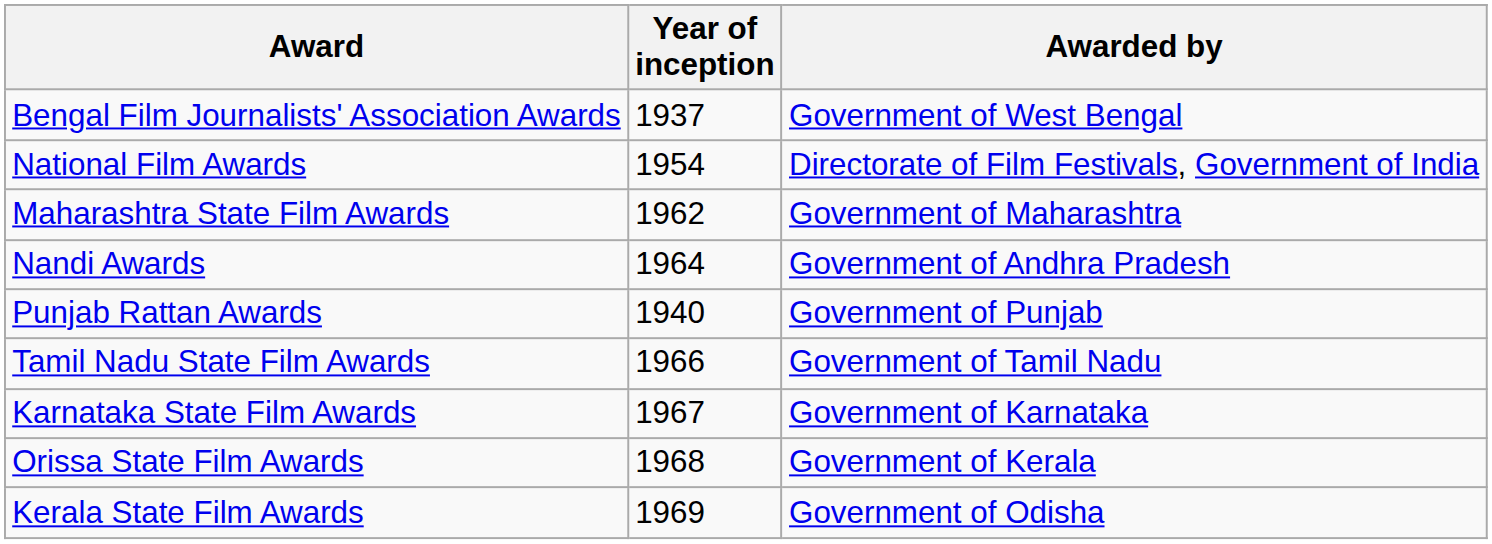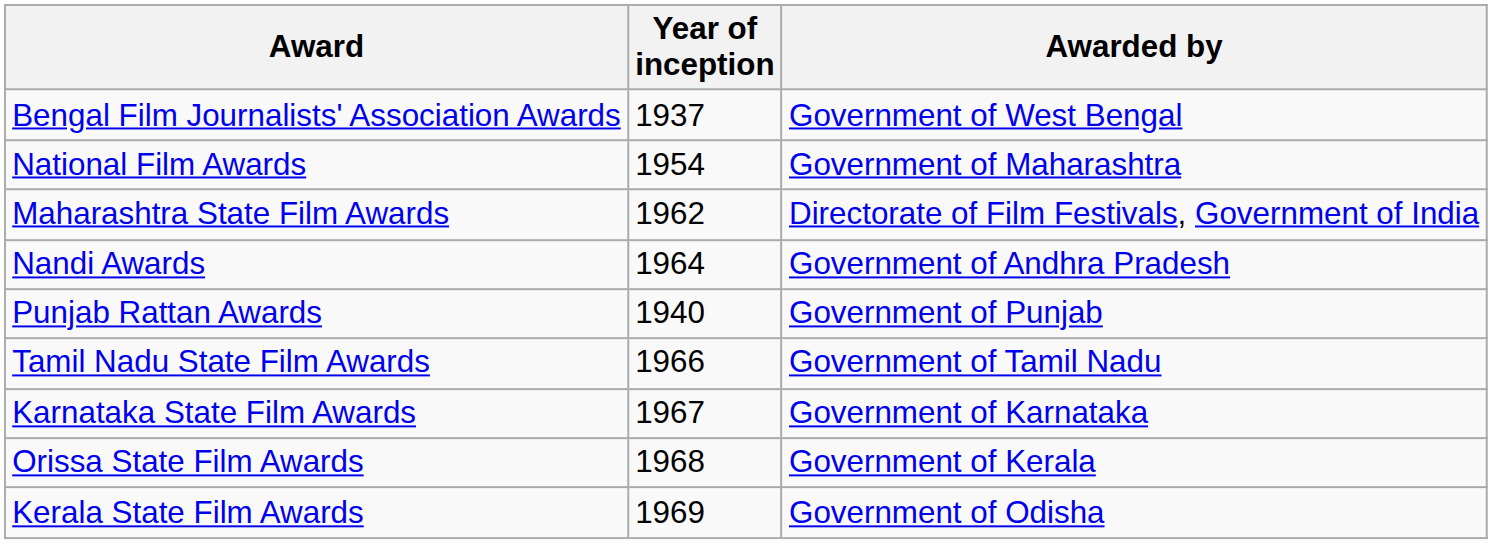(1134, 164) Directorate of Film Festivals, Government of India -> (985, 164) Government of Maharashtra
(985, 213) Government of Maharashtra -> (1134, 213) Directorate of Film Festivals, Government of India
